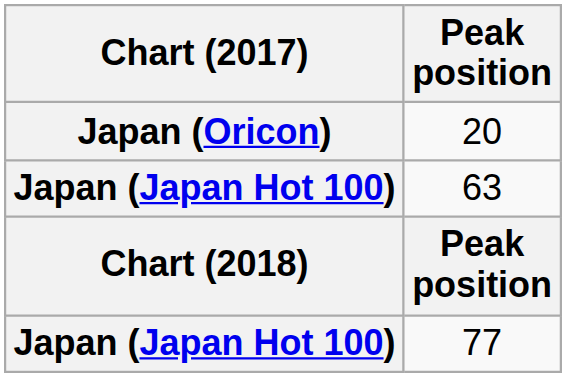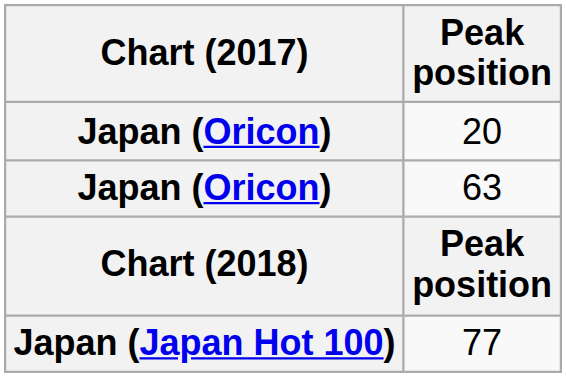(204, 187) Japan (Japan Hot 100) -> (204, 187) Japan (Oricon)
